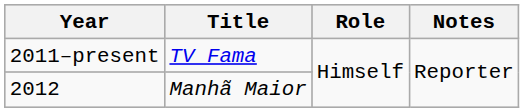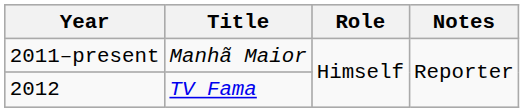(213, 56) TV Fama -> (238, 56) Manhã Maior
(238, 90) Manhã Maior -> (213, 90) TV Fama
